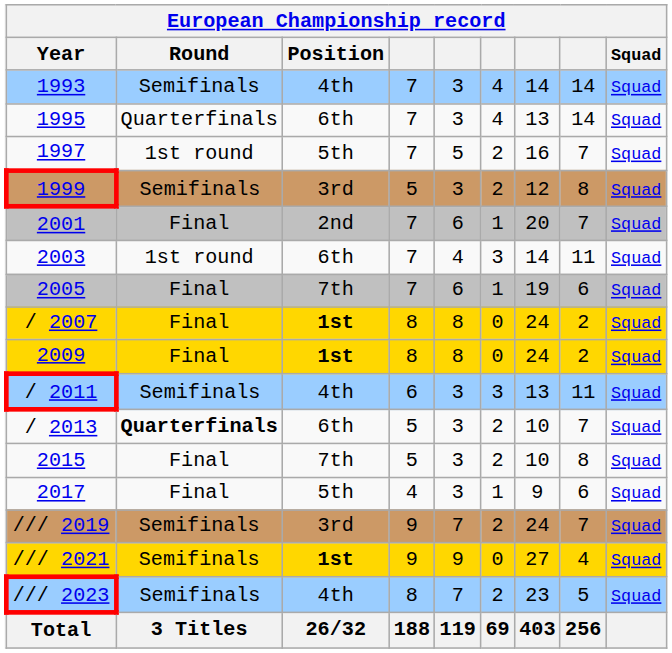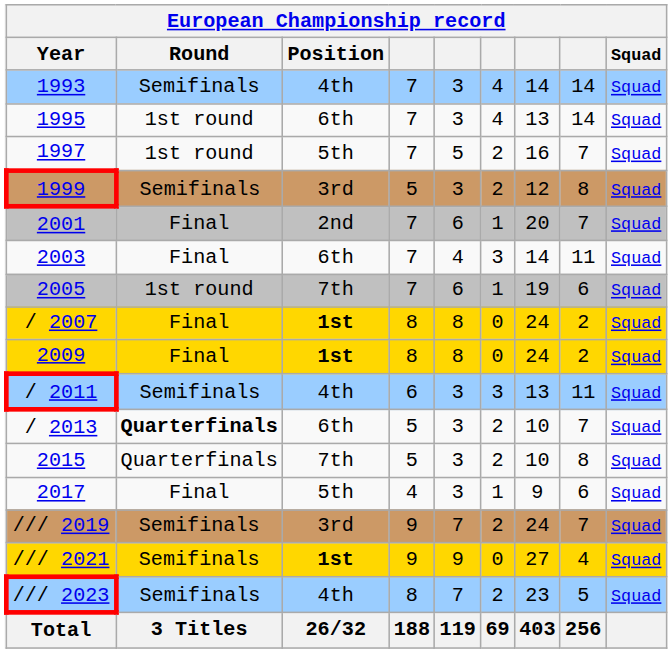(199, 120) Quarterfinals -> (199, 120) 1st round
(199, 257) 1st round -> (199, 257) Final
(199, 290) Final -> (199, 290) 1st round
(199, 461) Final -> (199, 461) Quarterfinals
